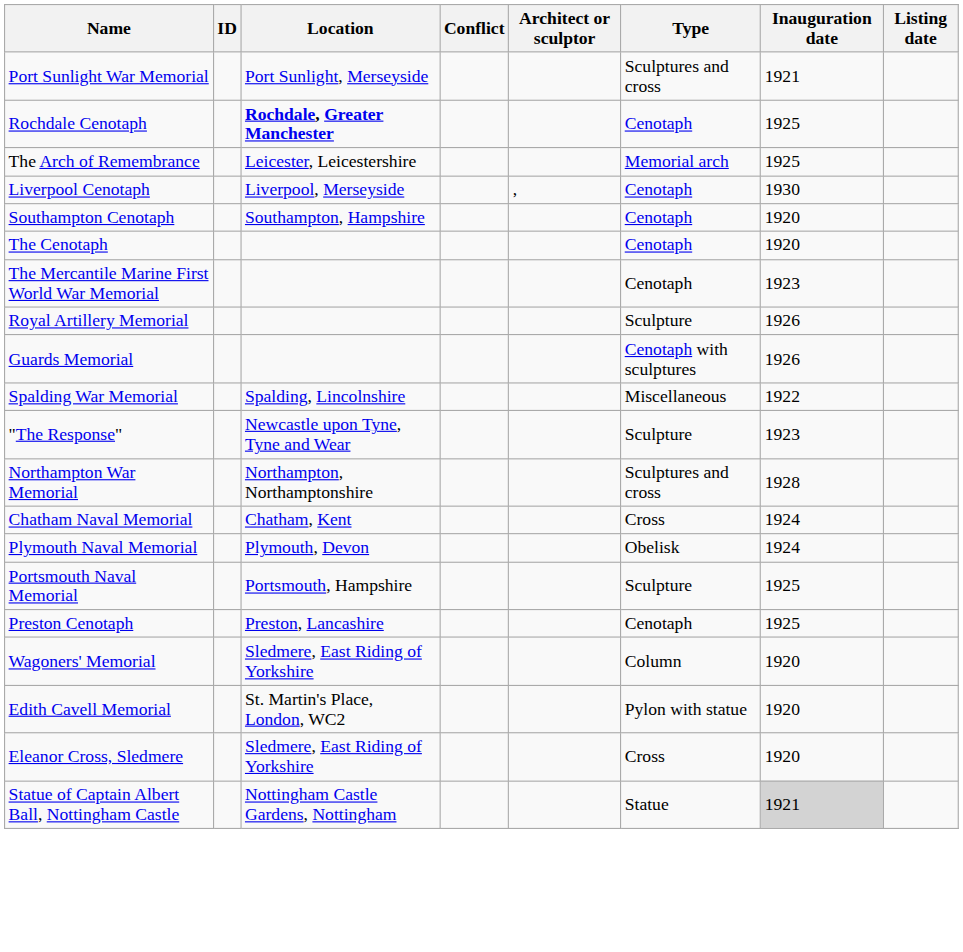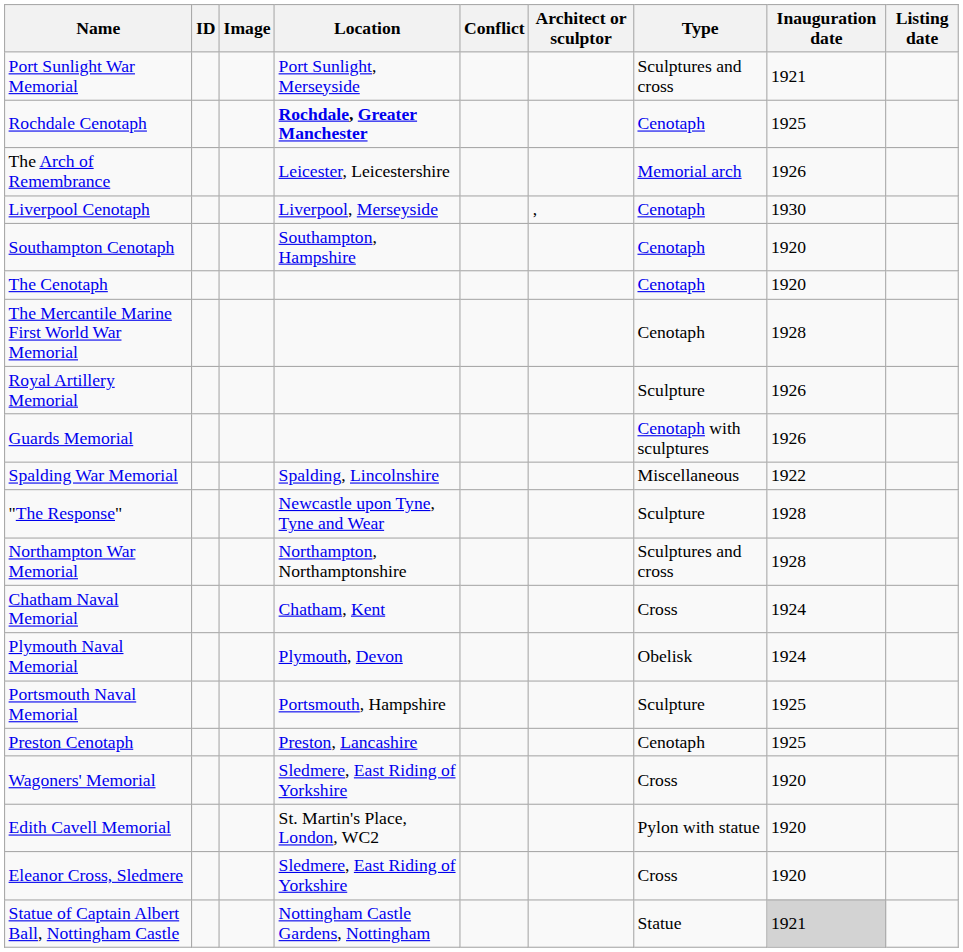+ column: (247, 28)
(782, 161) 1925 -> (789, 171) 1926
(782, 283) 1923 -> (789, 332) 1928
(782, 434) 1923 -> (789, 513) 1928
(653, 661) Column -> (658, 780) Cross
